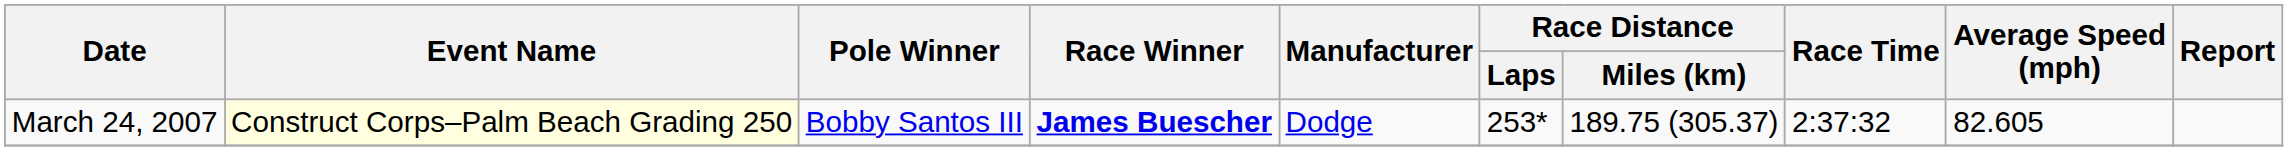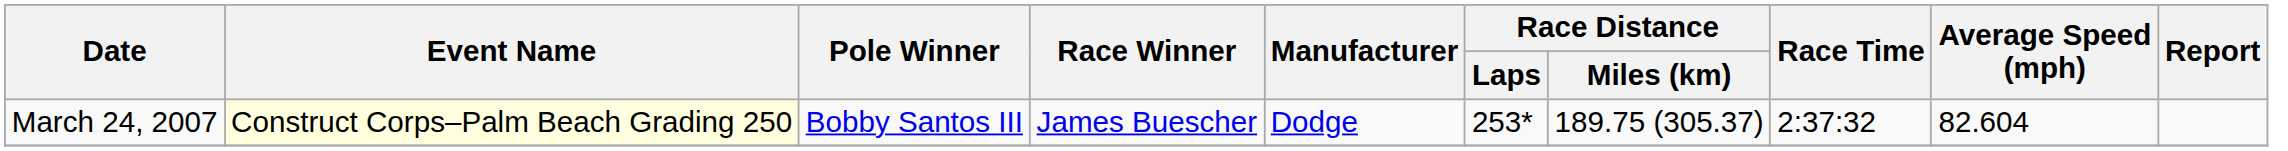(1154, 121) bold -> (1147, 121) normal
(1999, 121) 82.605 -> (1984, 121) 82.604
